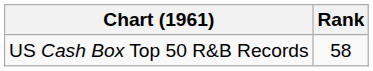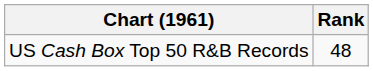(341, 50) 58 -> (341, 50) 48
